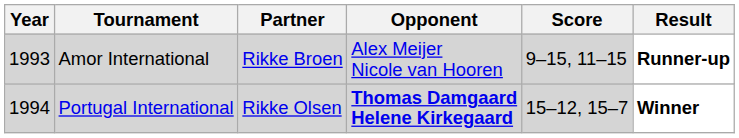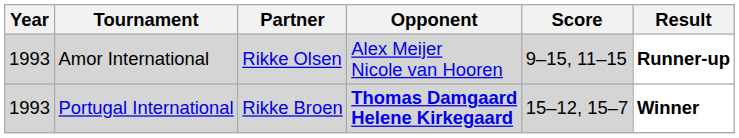(293, 59) Rikke Broen -> (292, 59) Rikke Olsen
(29, 109) 1994 -> (29, 109) 1993
(292, 109) Rikke Olsen -> (293, 109) Rikke Broen
